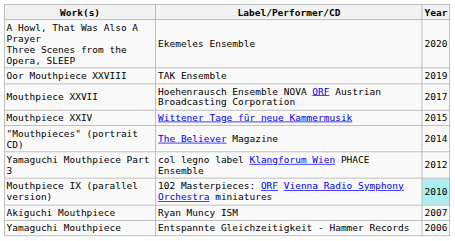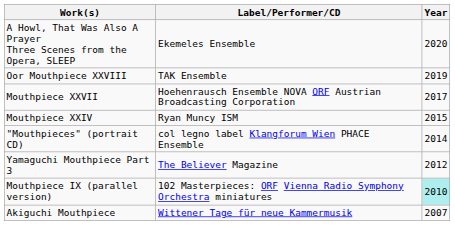(255, 118) Wittener Tage für neue Kammermusik -> (198, 118) Ryan Muncy ISM
(218, 139) The Believer Magazine -> (264, 139) col legno label Klangforum Wien PHACE Ensemble
(264, 165) col legno label Klangforum Wien PHACE Ensemble -> (218, 165) The Believer Magazine
(198, 212) Ryan Muncy ISM -> (255, 212) Wittener Tage für neue Kammermusik
- row: (64, 228)
